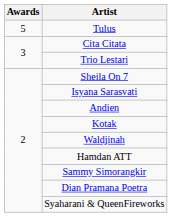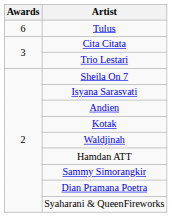(23, 28) 5 -> (23, 28) 6
